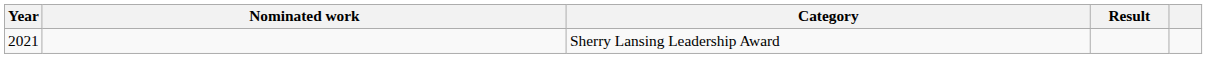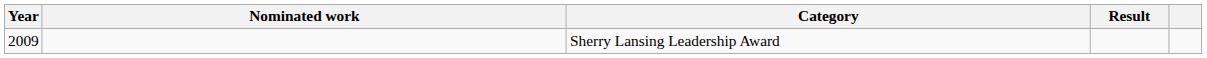(23, 41) 2021 -> (23, 41) 2009
